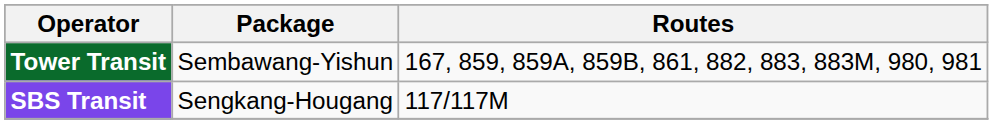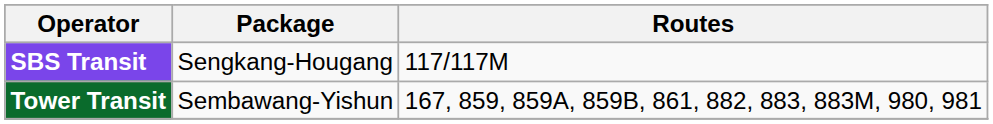rows swapped: (79, 100) <-> (88, 62)
